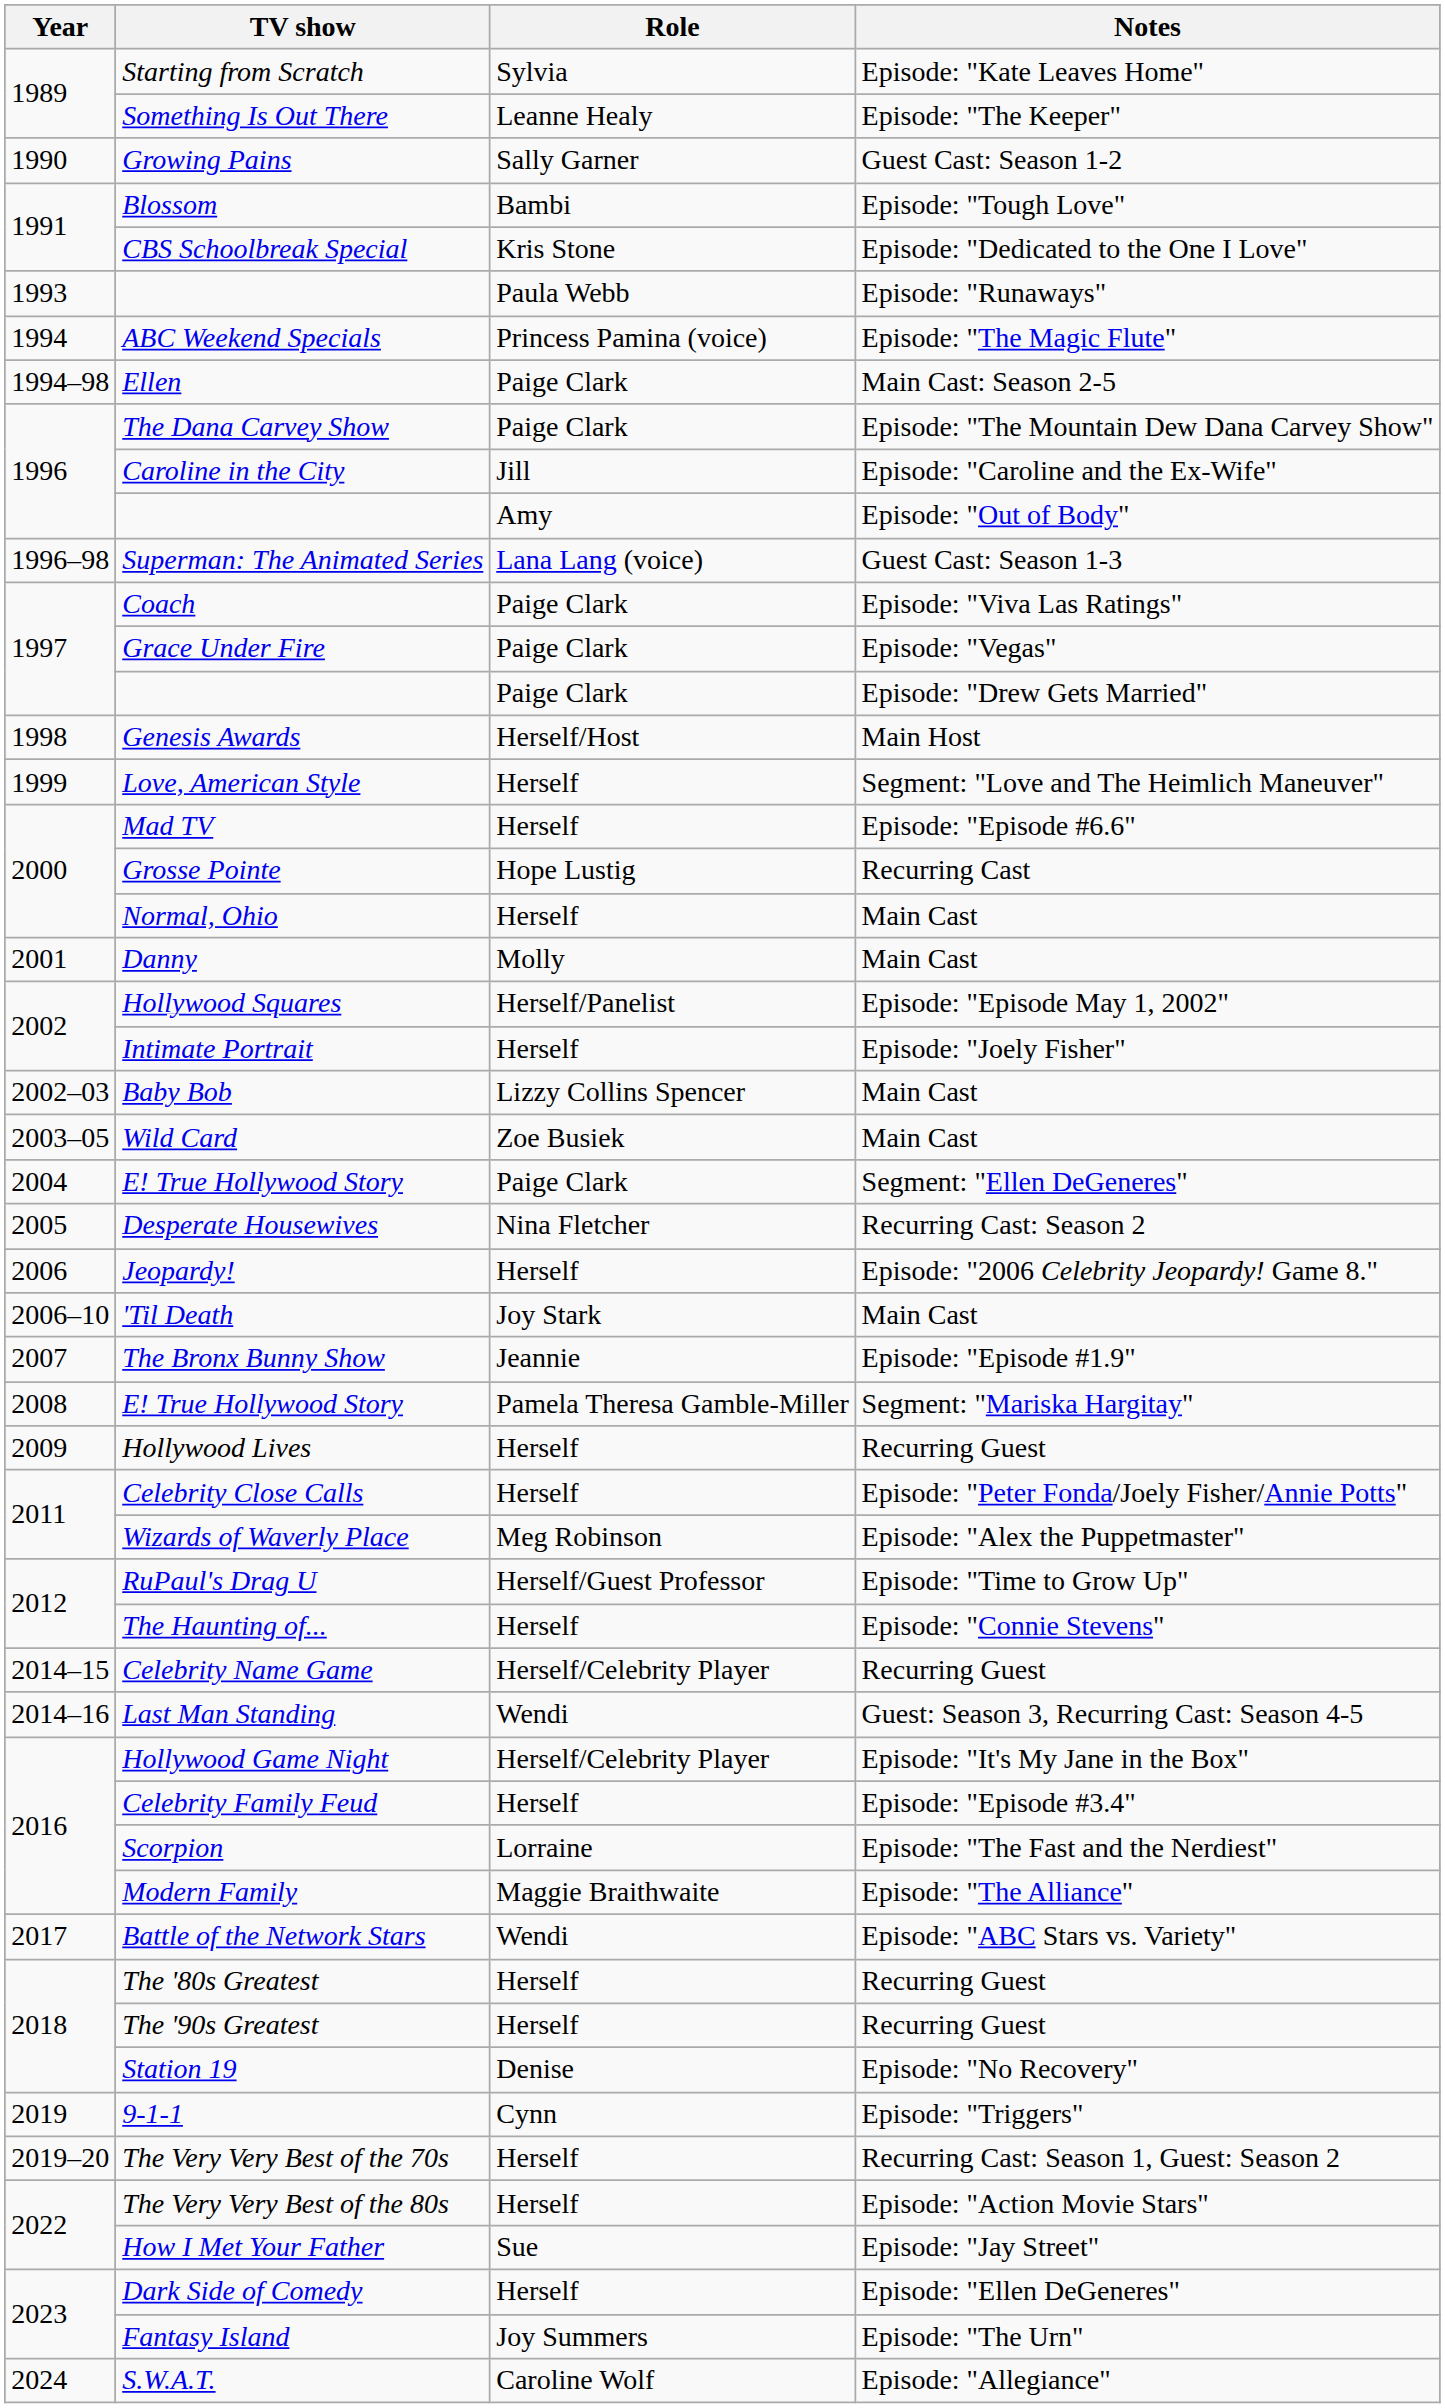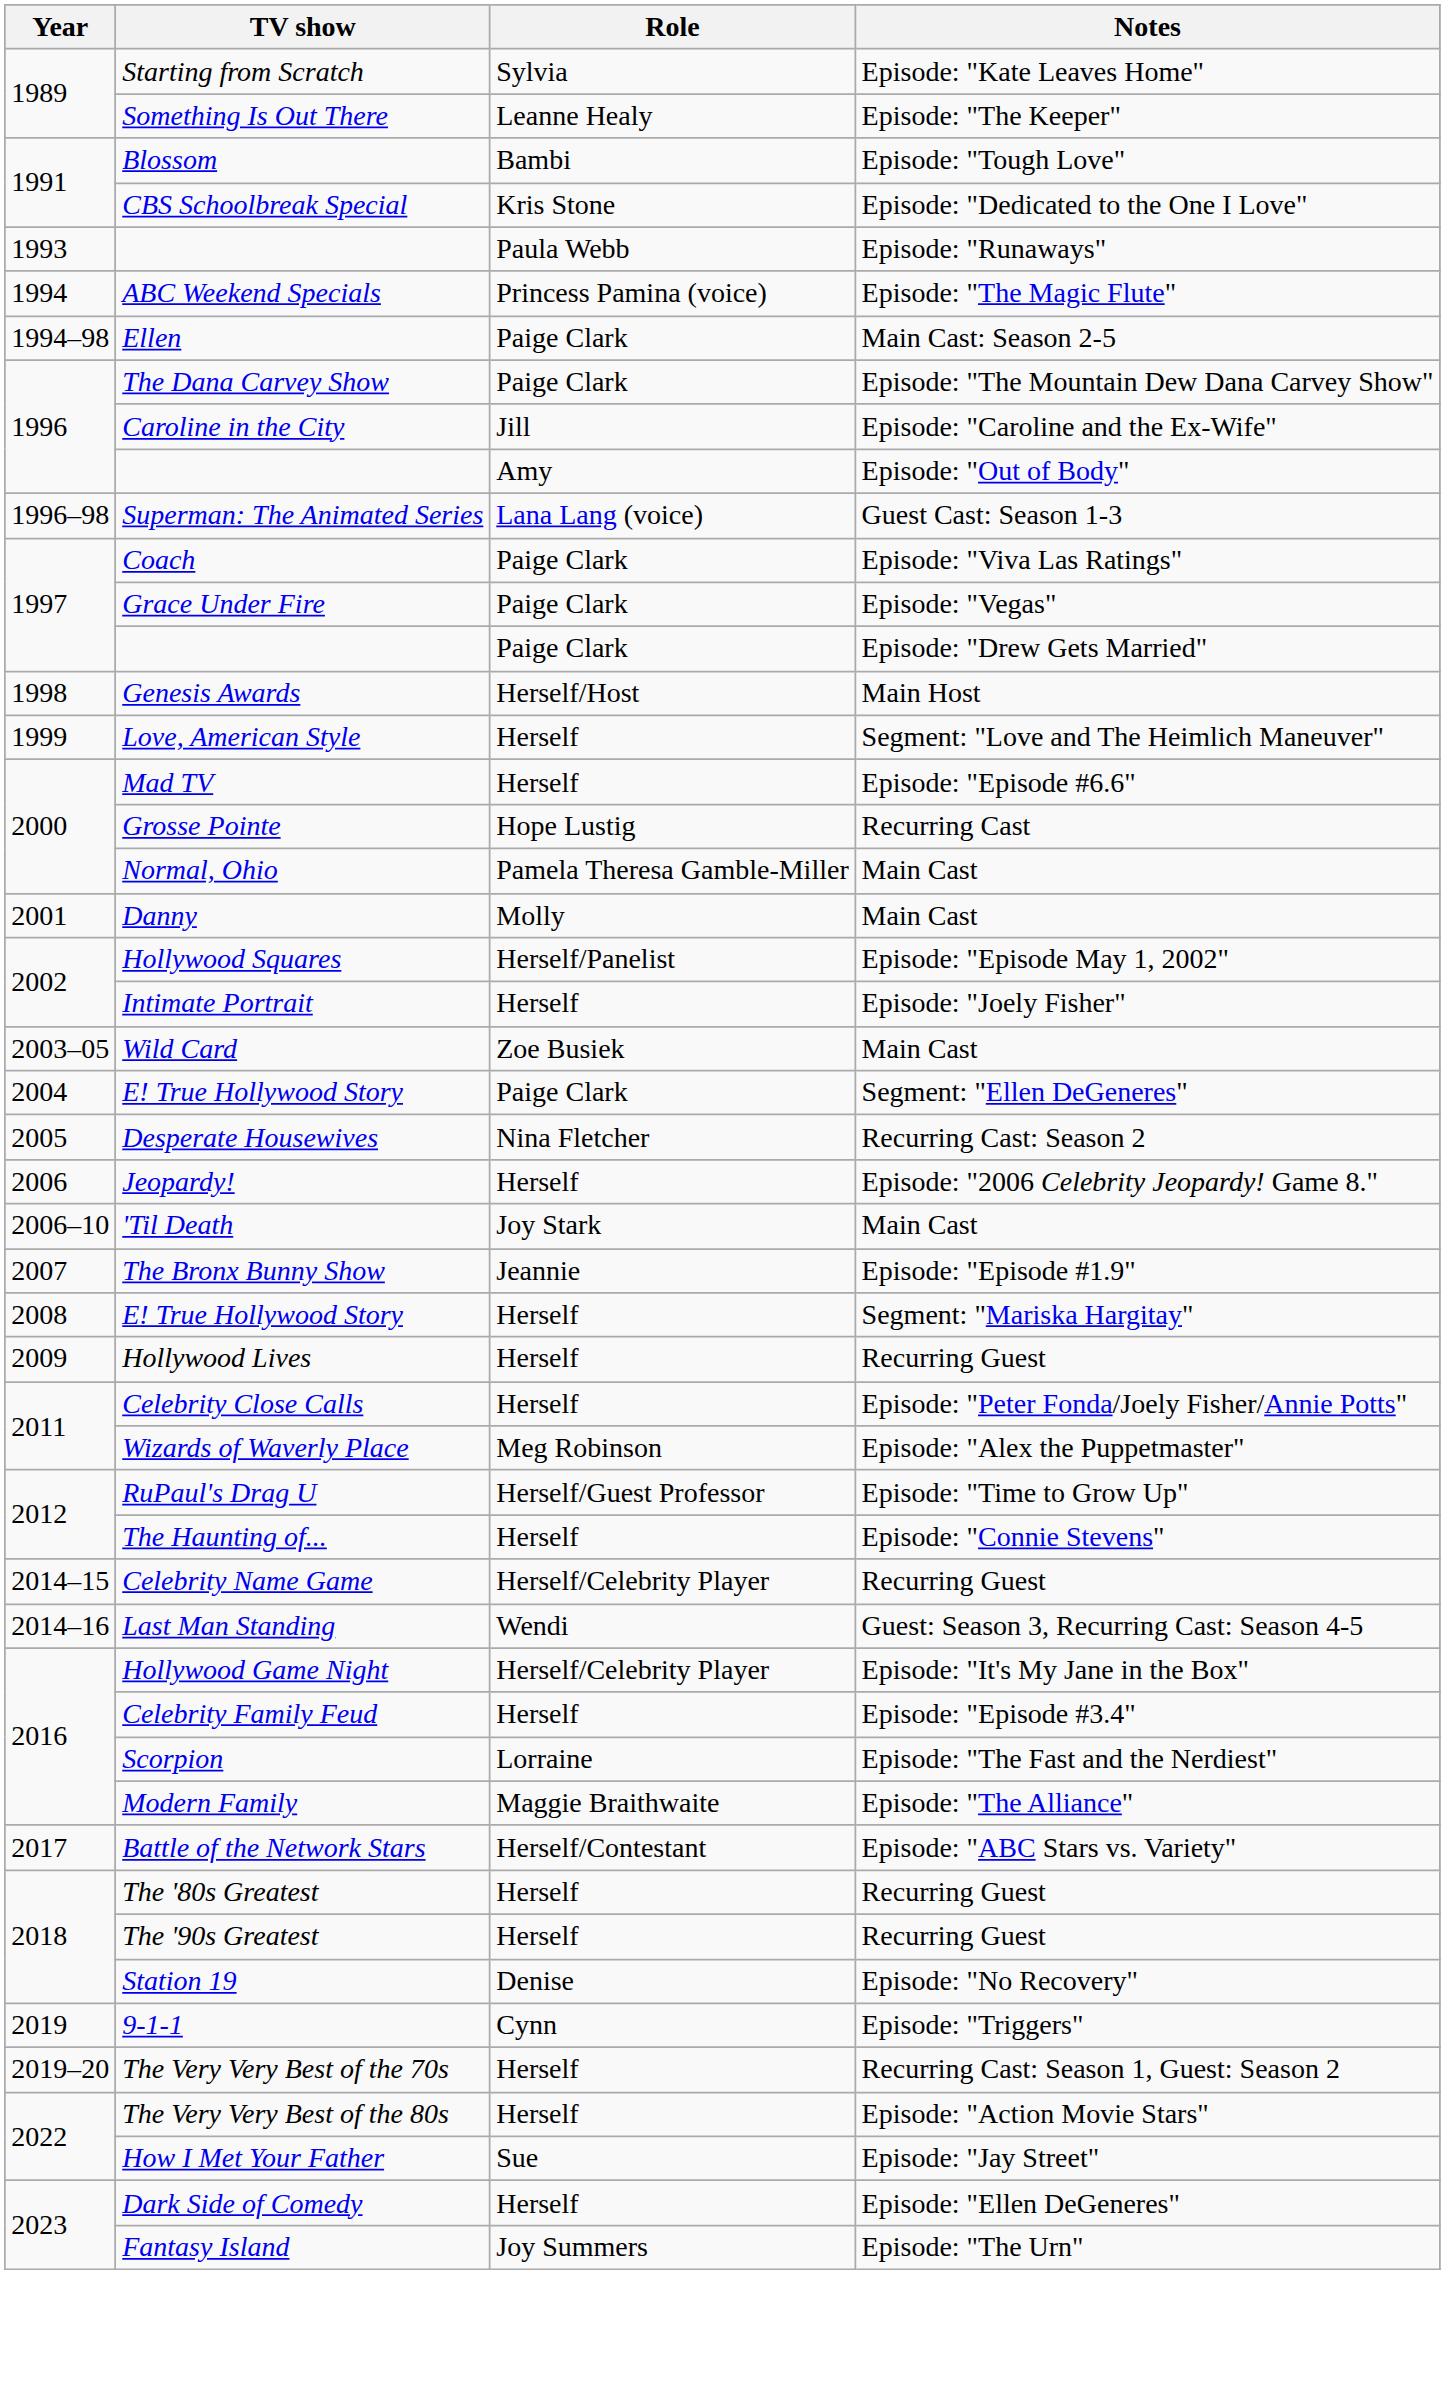- row: (207, 159)
(537, 914) Herself -> (672, 870) Pamela Theresa Gamble-Miller
- row: (177, 1092)
(672, 1403) Pamela Theresa Gamble-Miller -> (537, 1314) Herself
(532, 1936) Wendi -> (601, 1847) Herself/Contestant
- row: (169, 2380)
